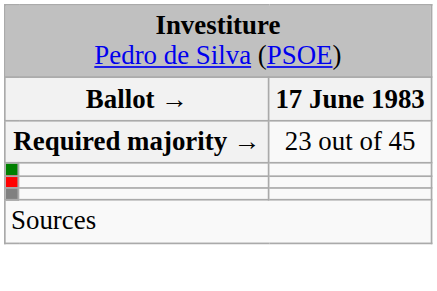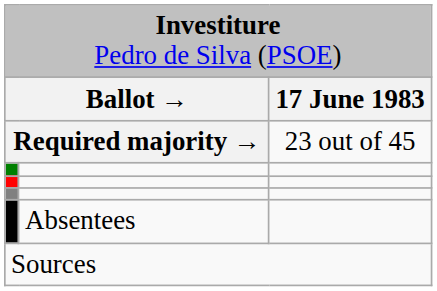+ row: (12, 221)
